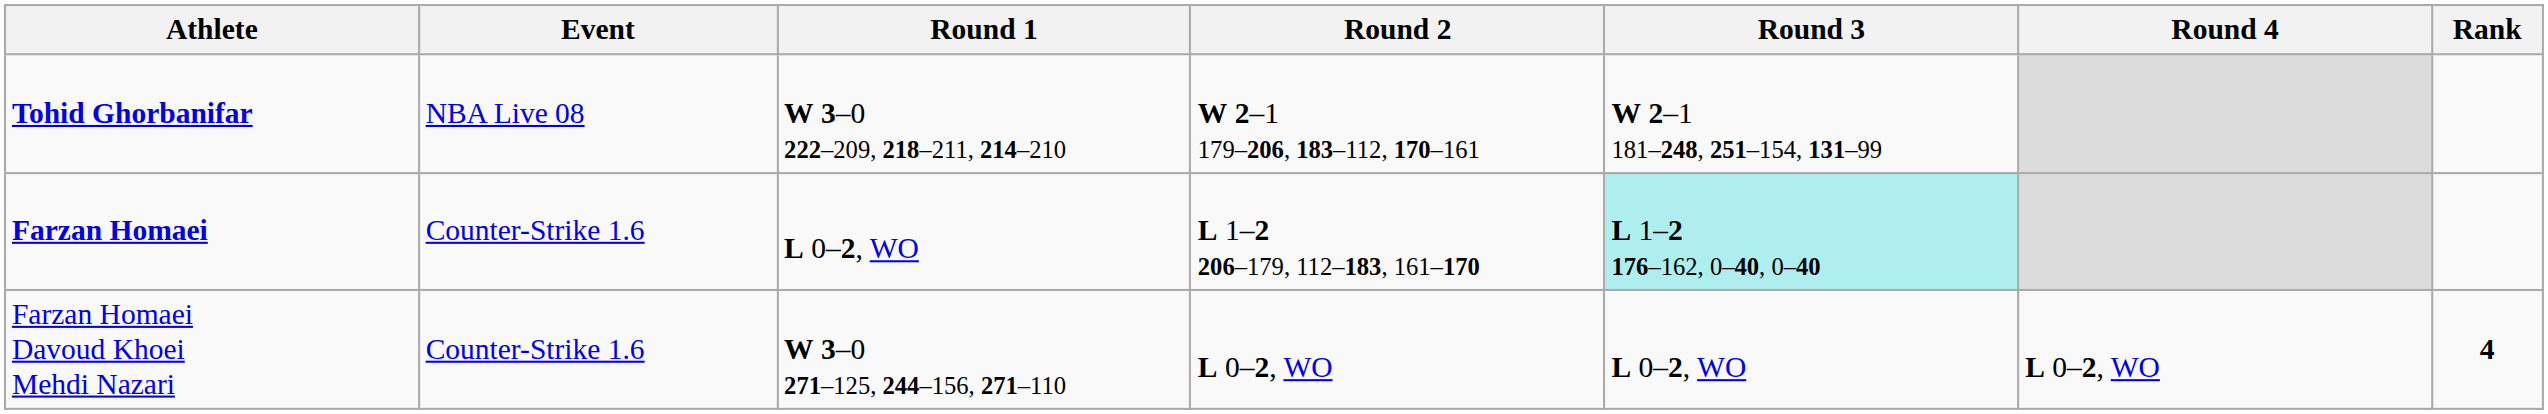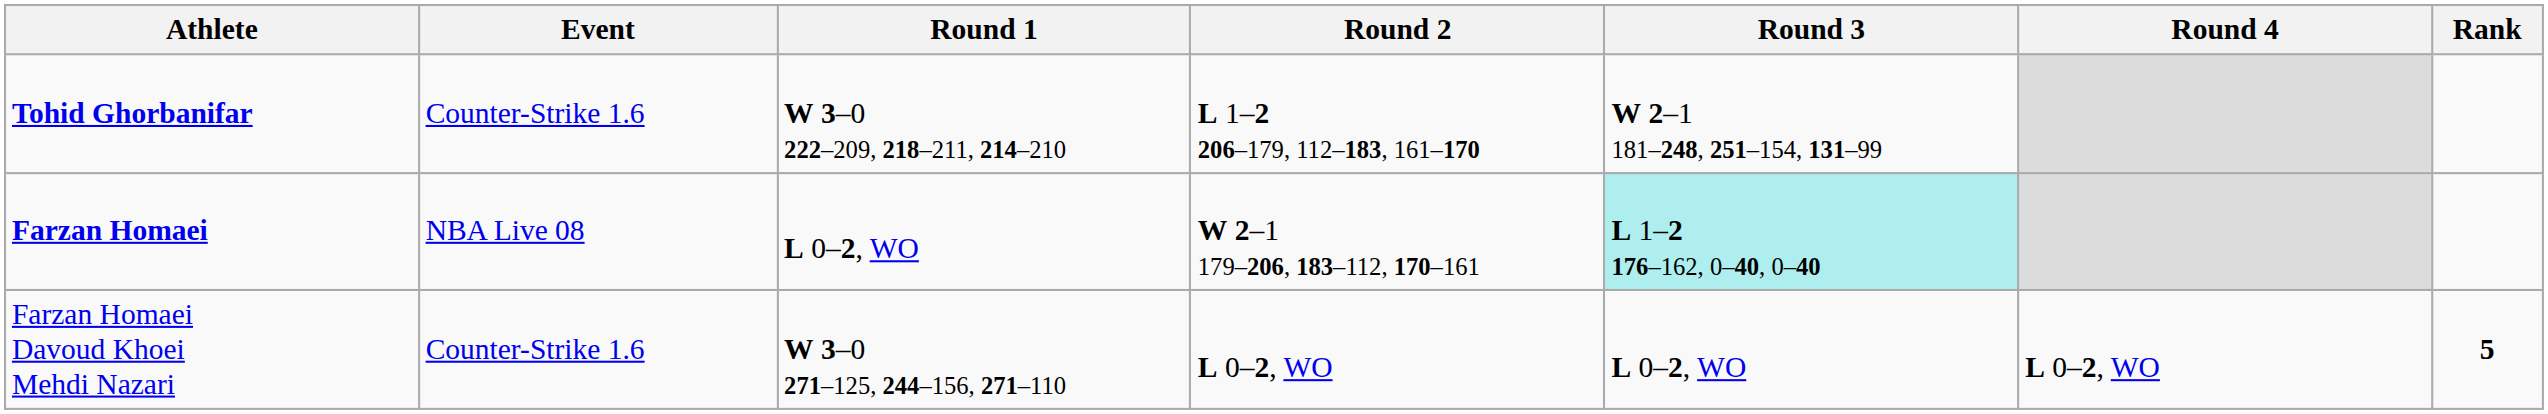(505, 112) NBA Live 08 -> (535, 112) Counter-Strike 1.6
(1339, 130) W 2–1 179–206, 183–112, 170–161 -> (1339, 130) L 1–2 206–179, 112–183, 161–170
(535, 231) Counter-Strike 1.6 -> (505, 231) NBA Live 08
(1339, 248) L 1–2 206–179, 112–183, 161–170 -> (1339, 248) W 2–1 179–206, 183–112, 170–161
(2487, 349) 4 -> (2487, 349) 5
